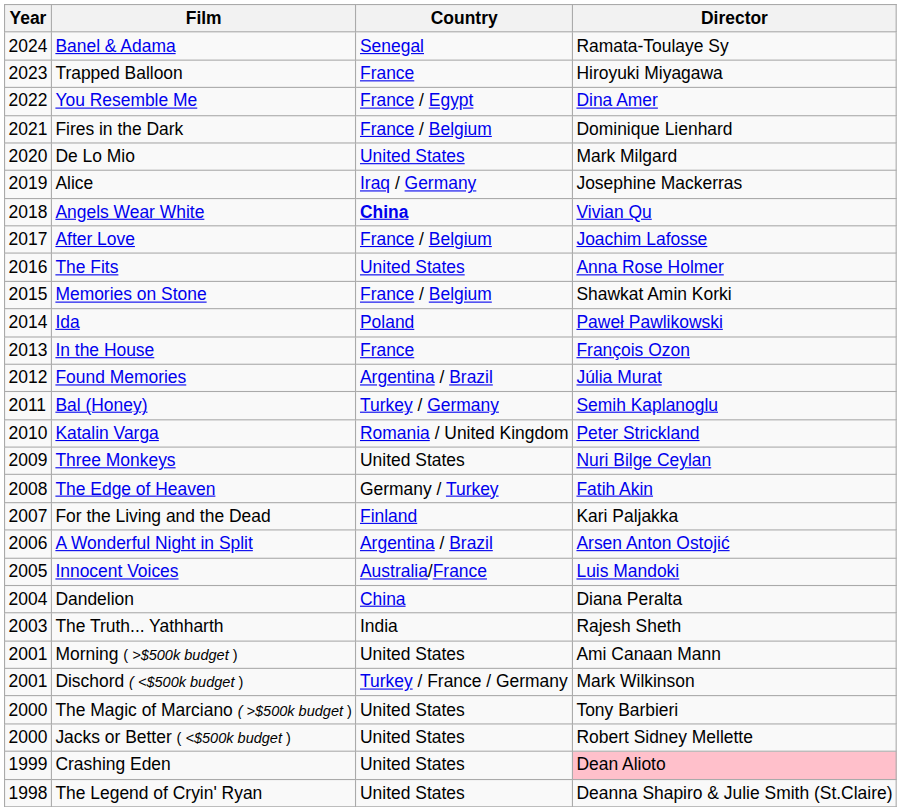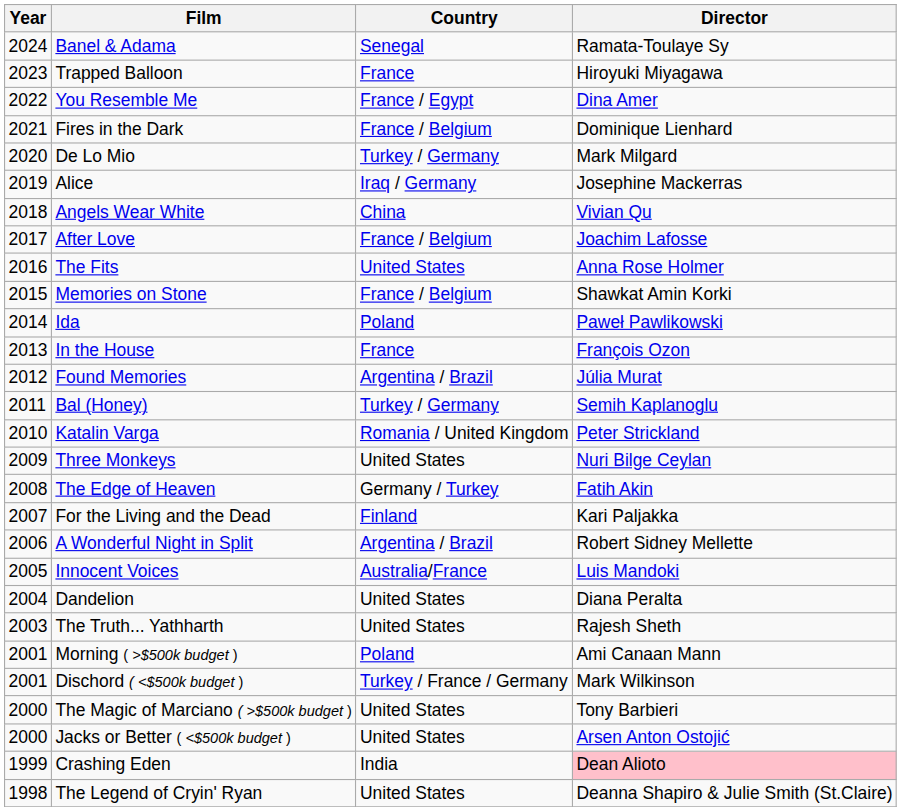(412, 156) United States -> (429, 156) Turkey / Germany
(384, 211) bold -> (383, 211) normal
(653, 543) Arsen Anton Ostojić -> (665, 543) Robert Sidney Mellette
(383, 599) China -> (412, 599) United States
(379, 626) India -> (412, 626) United States
(412, 654) United States -> (387, 654) Poland
(665, 737) Robert Sidney Mellette -> (653, 737) Arsen Anton Ostojić
(412, 765) United States -> (379, 765) India
